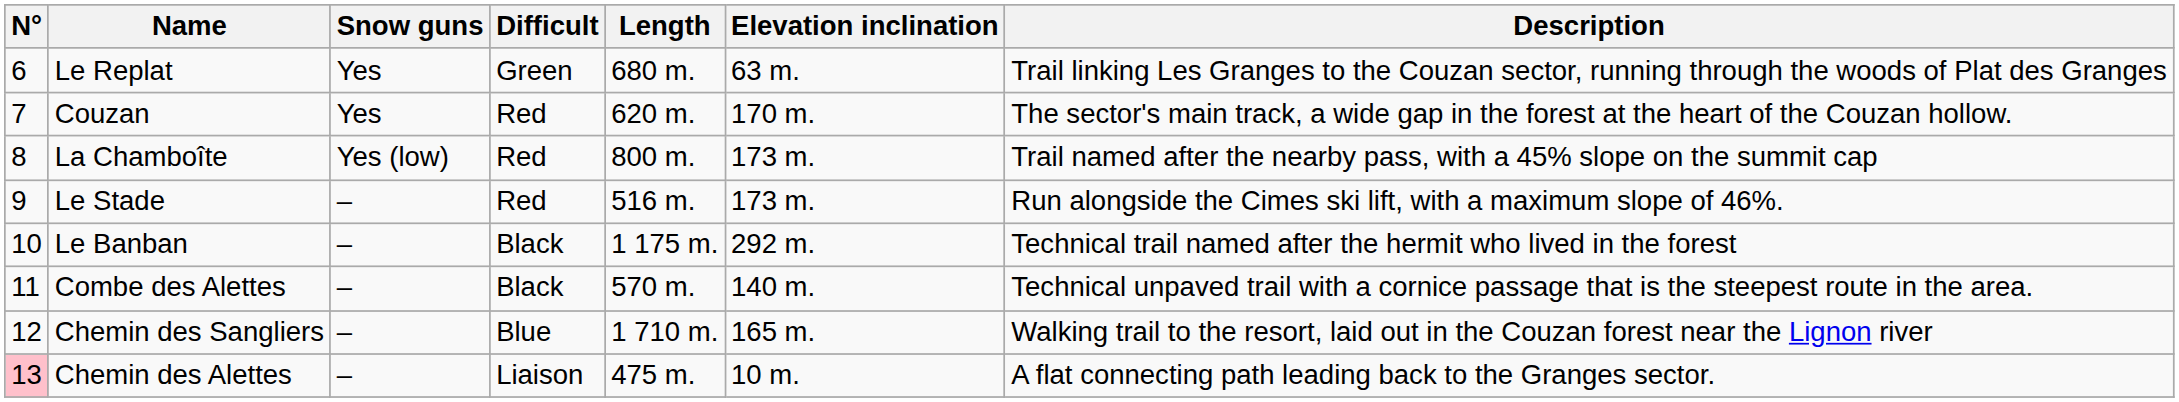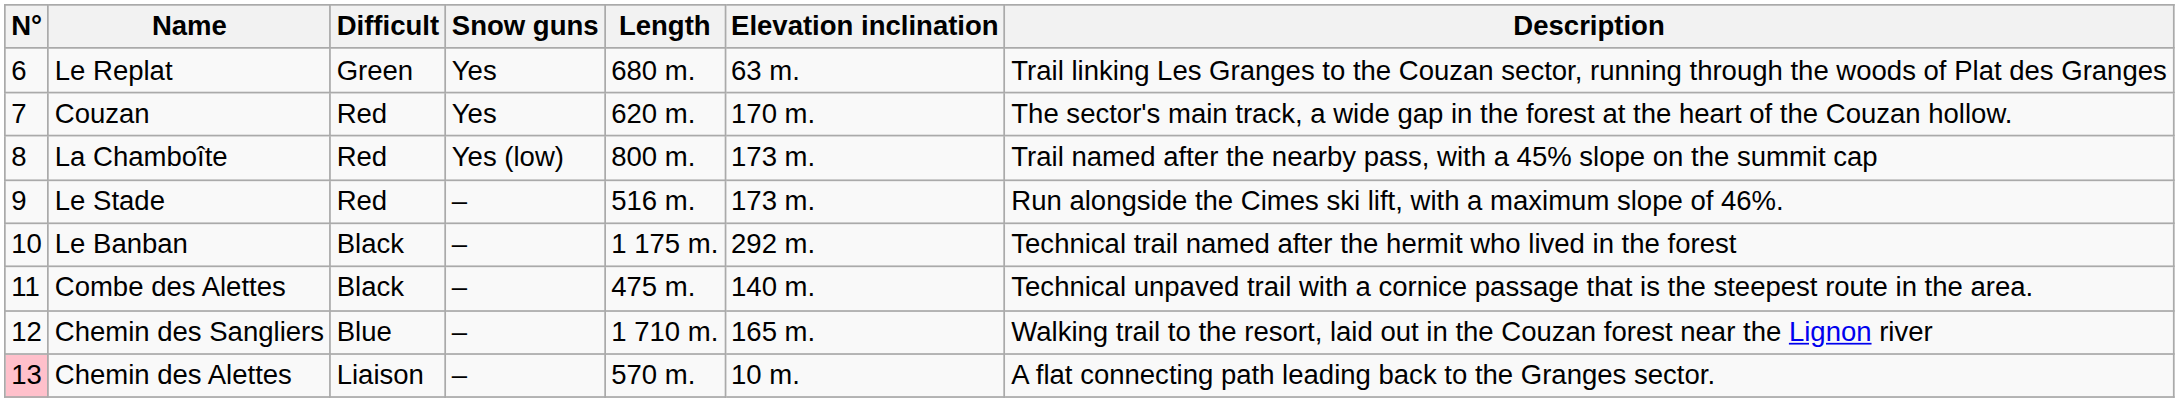columns swapped: (547, 26) <-> (410, 26)
(653, 288) 570 m. -> (653, 288) 475 m.
(653, 375) 475 m. -> (653, 375) 570 m.
